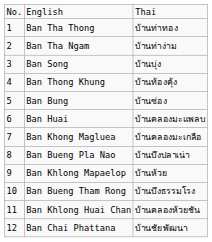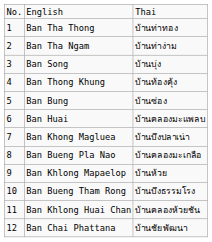(168, 137) บ้านคลองมะเกลือ -> (162, 137) บ้านบึงปลาเน่า
(162, 155) บ้านบึงปลาเน่า -> (168, 155) บ้านคลองมะเกลือ
